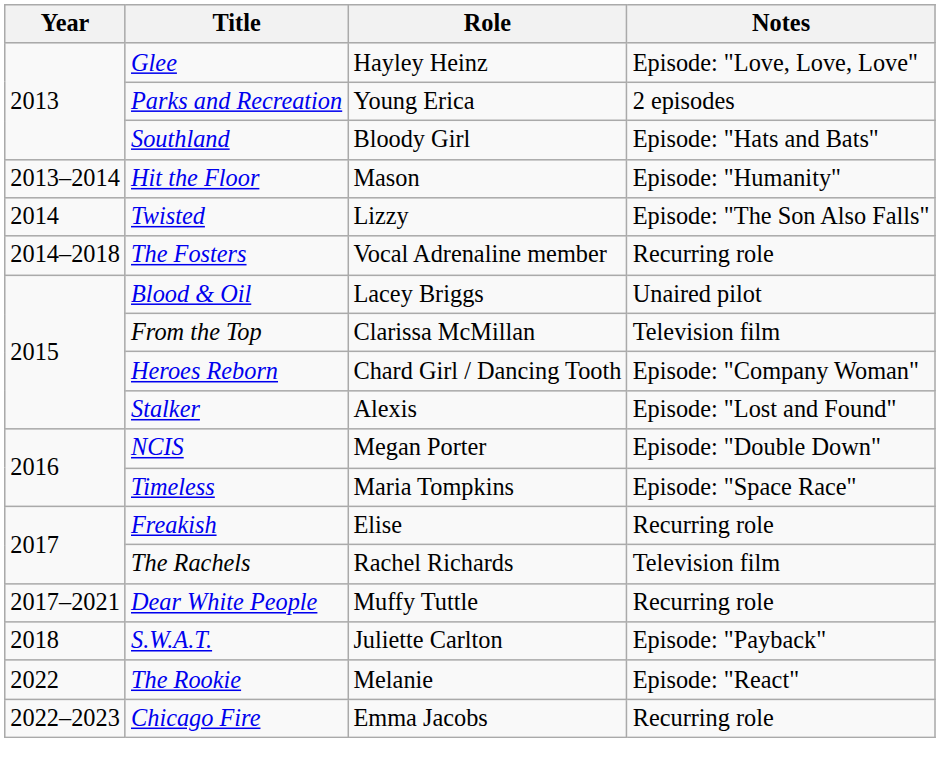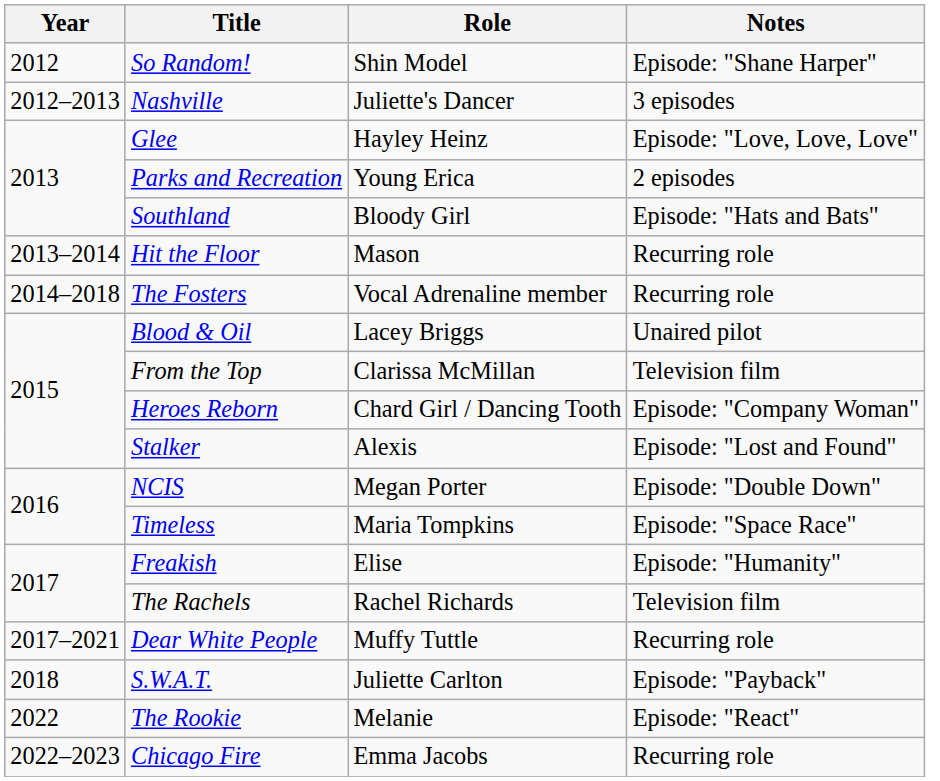+ row: (191, 62)
+ row: (177, 100)
(737, 178) Episode: "Humanity" -> (703, 255) Recurring role
- row: (168, 216)
(703, 525) Recurring role -> (737, 563) Episode: "Humanity"
